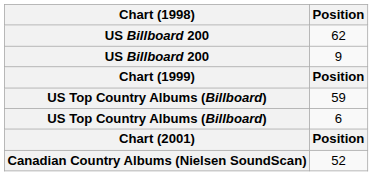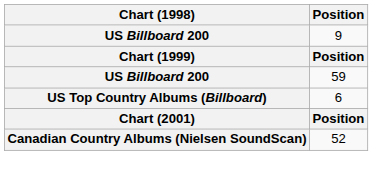- row: (338, 35)
(157, 98) US Top Country Albums (Billboard) -> (157, 77) US Billboard 200
